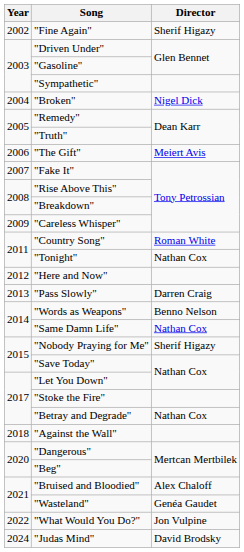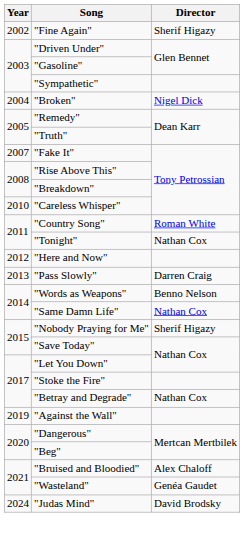- row: (57, 153)
(18, 223) 2009 -> (18, 205) 2010
(18, 433) 2018 -> (18, 415) 2019
- row: (87, 521)
